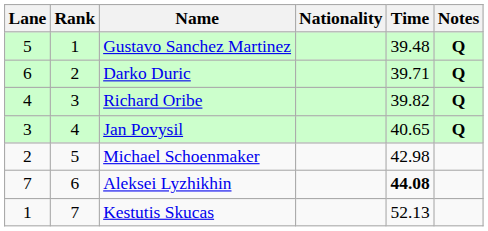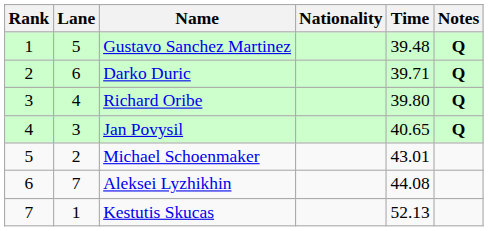columns swapped: (75, 18) <-> (27, 18)
(410, 101) 39.82 -> (410, 101) 39.80
(410, 156) 42.98 -> (410, 156) 43.01
(410, 184) bold -> (410, 184) normal
